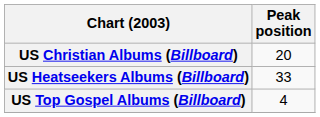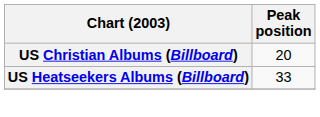- row: (128, 100)
